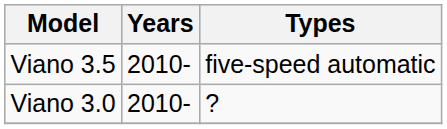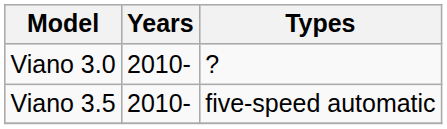rows swapped: (63, 103) <-> (63, 63)
